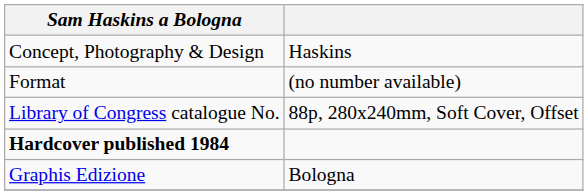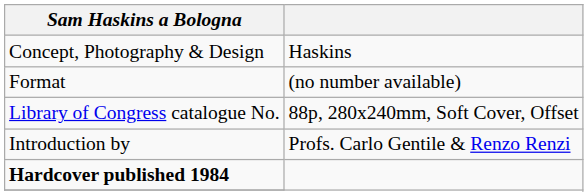+ row: (70, 143)
- row: (77, 174)
